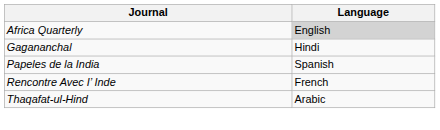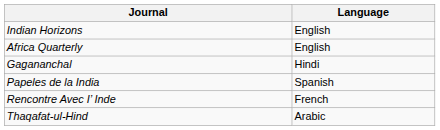+ row: (45, 30)
(312, 30) lightgrey background -> (312, 47) no background
